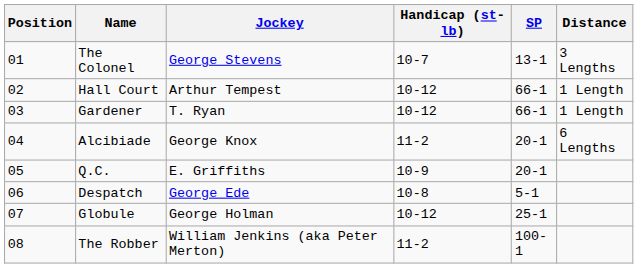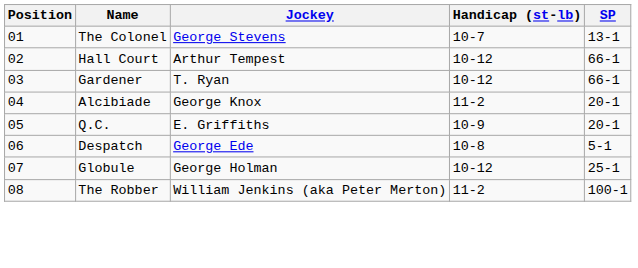- column: (594, 23)
